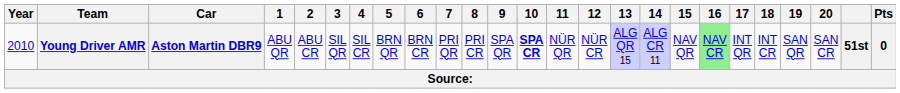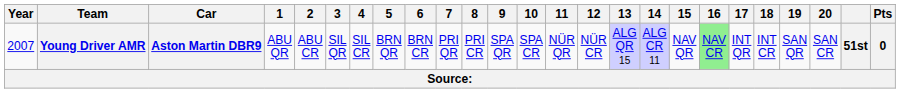(21, 46) 2010 -> (21, 46) 2007
(532, 46) bold -> (531, 46) normal
